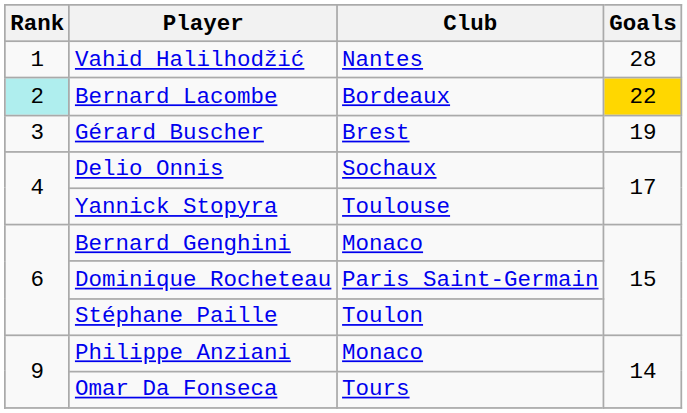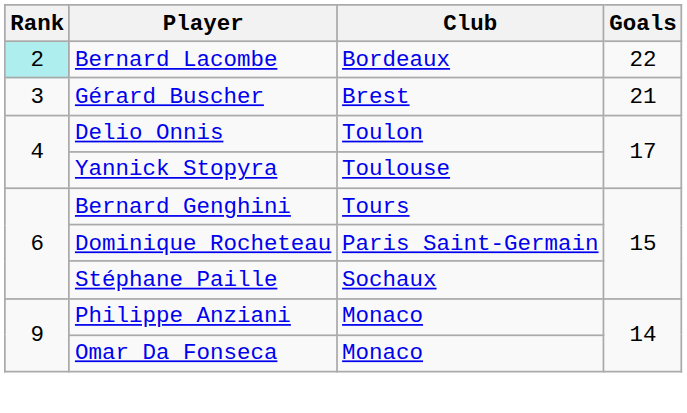- row: (190, 60)
(643, 97) gold background -> (643, 60) no background
(643, 133) 19 -> (643, 97) 21
(389, 170) Sochaux -> (383, 133) Toulon
(383, 243) Monaco -> (376, 206) Tours
(383, 316) Toulon -> (389, 280) Sochaux
(376, 390) Tours -> (383, 353) Monaco
